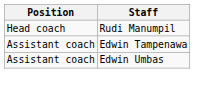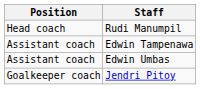+ row: (140, 76)
